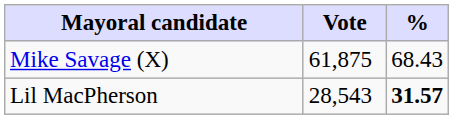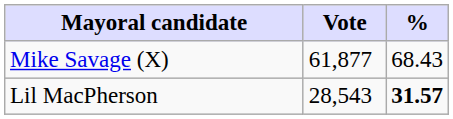(340, 59) 61,875 -> (340, 59) 61,877
